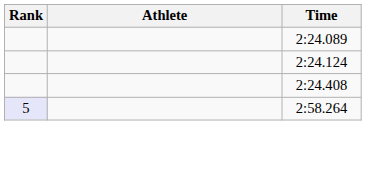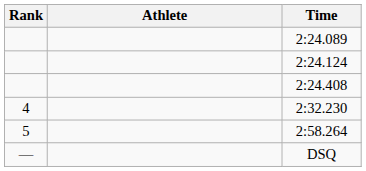+ row: (322, 108)
(26, 108) lavender background -> (26, 131) no background
+ row: (322, 154)
